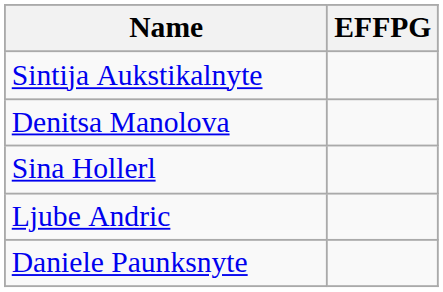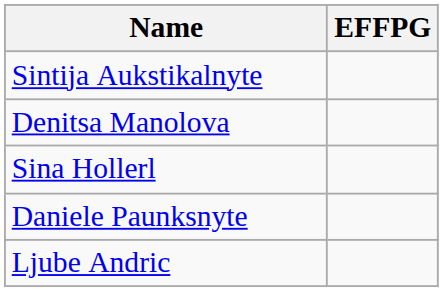rows swapped: (91, 215) <-> (130, 262)
